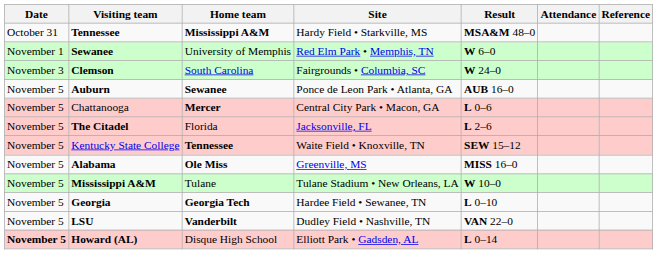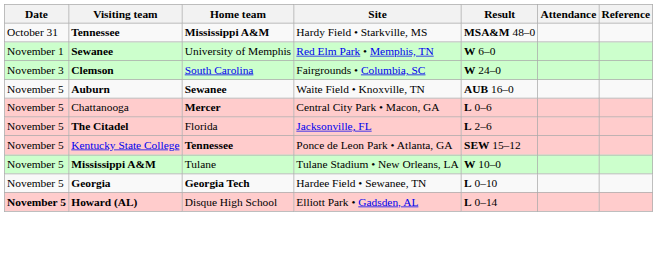(374, 89) Ponce de Leon Park • Atlanta, GA -> (361, 89) Waite Field • Knoxville, TN
(361, 145) Waite Field • Knoxville, TN -> (374, 145) Ponce de Leon Park • Atlanta, GA
- row: (93, 164)
- row: (82, 220)
